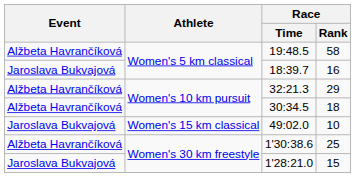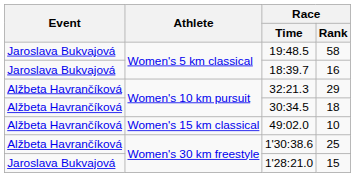(65, 51) Alžbeta Havrančíková -> (61, 51) Jaroslava Bukvajová
(61, 126) Jaroslava Bukvajová -> (65, 126) Alžbeta Havrančíková
